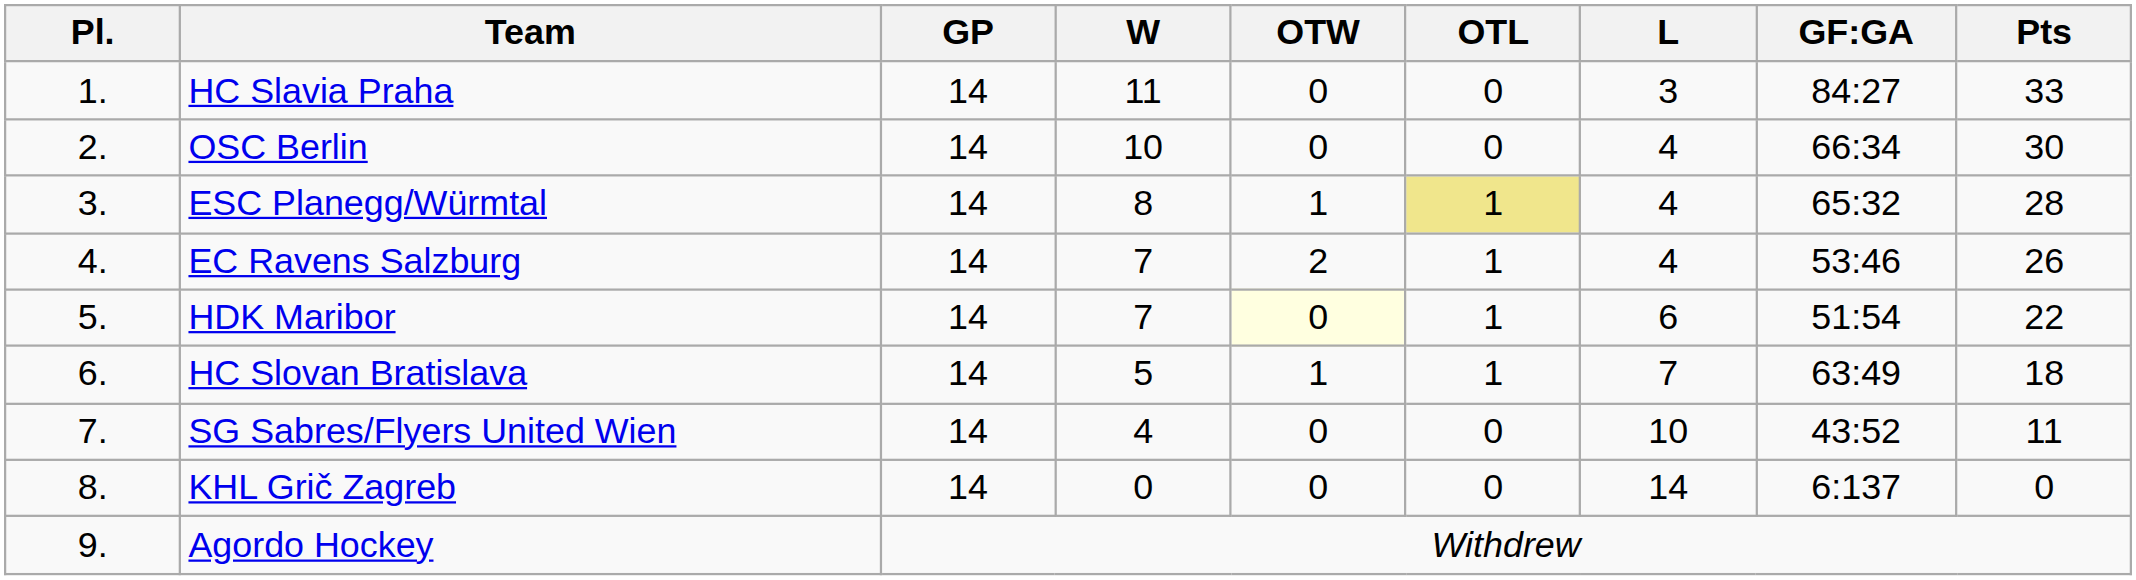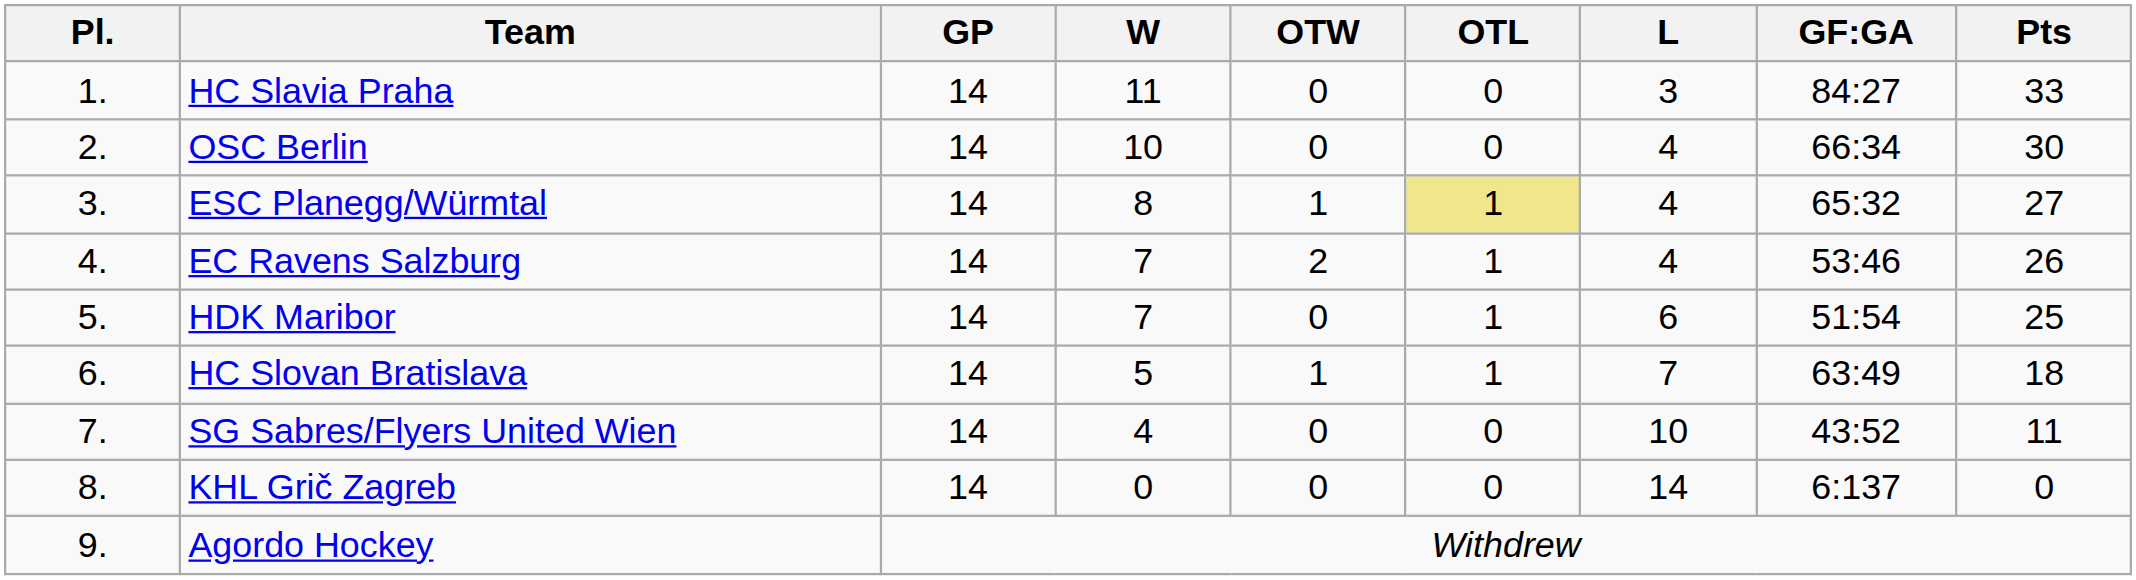(2044, 203) 28 -> (2044, 203) 27
(1318, 317) lightyellow background -> (1318, 317) no background
(2044, 317) 22 -> (2044, 317) 25
